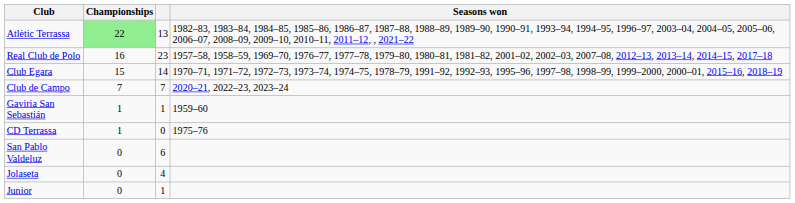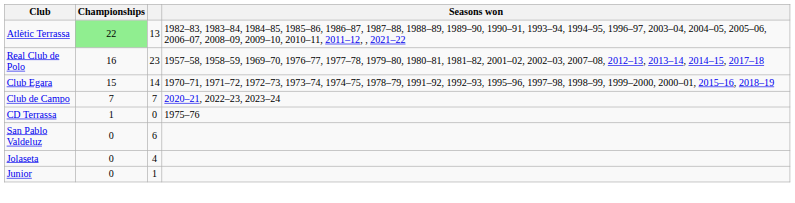- row: (31, 109)
